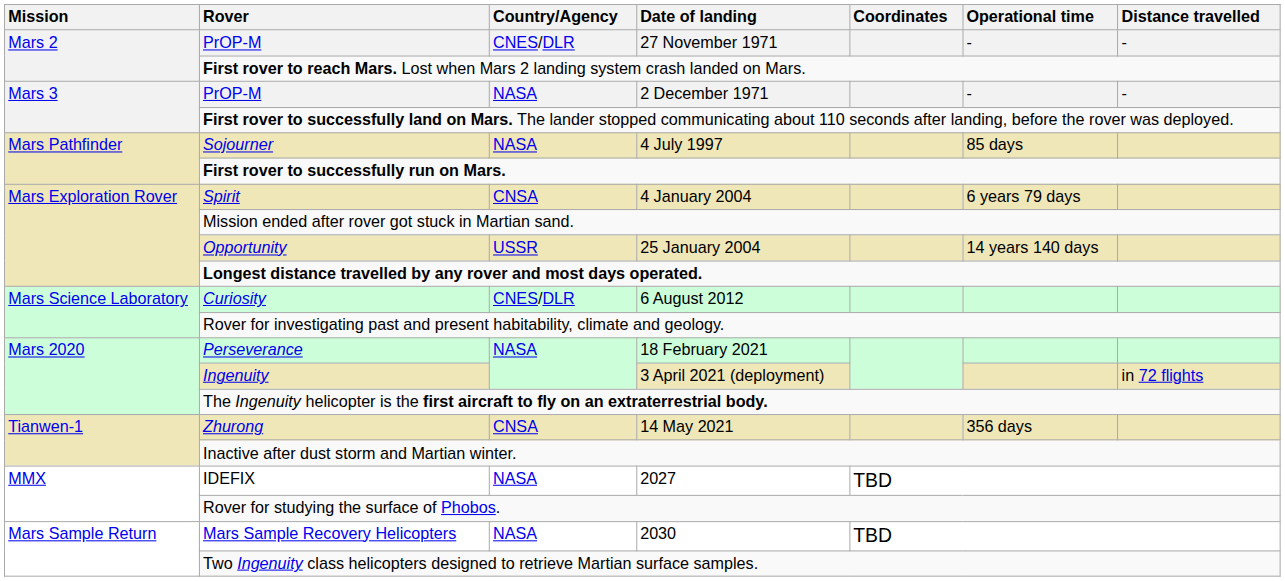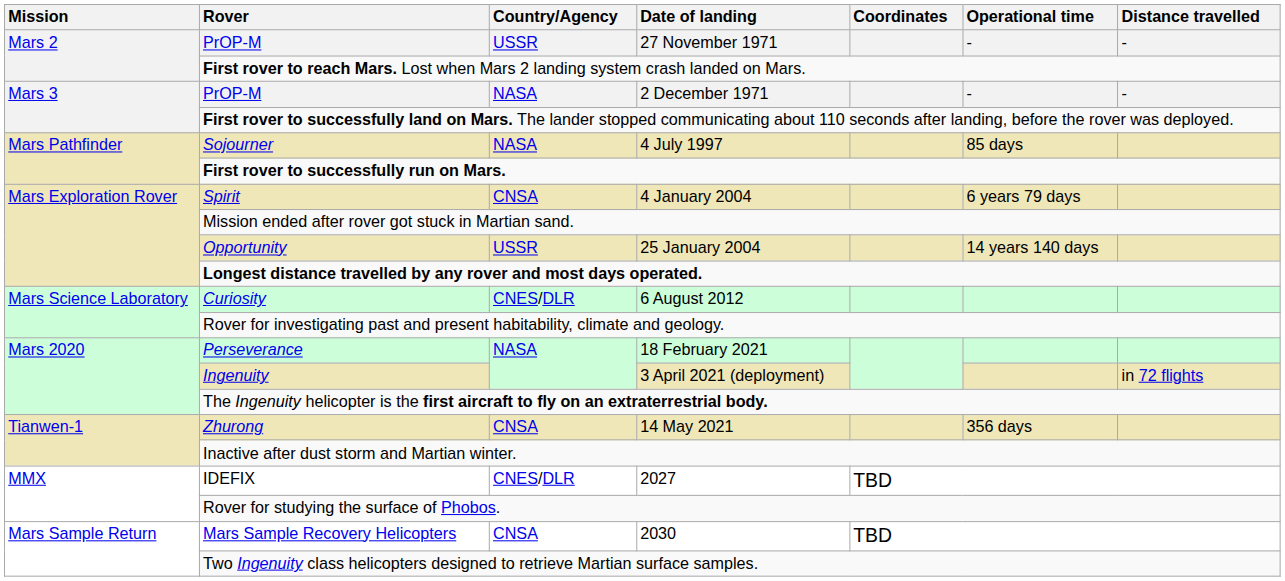(534, 42) CNES/DLR -> (515, 42) USSR
(515, 478) NASA -> (534, 478) CNES/DLR
(515, 533) NASA -> (515, 533) CNSA
